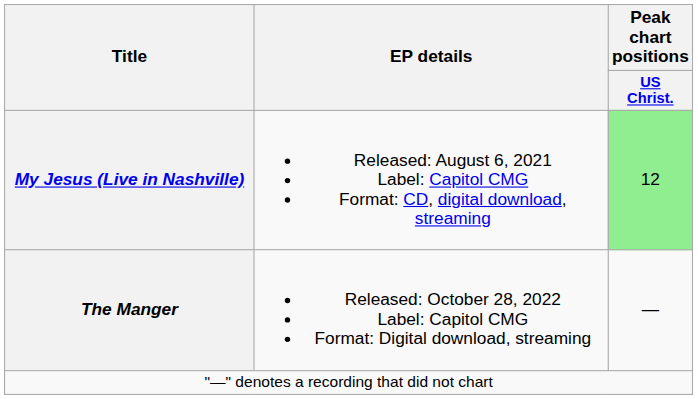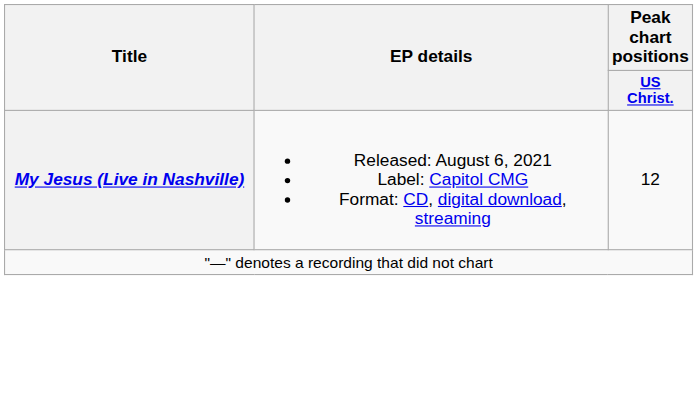(650, 180) lightgreen background -> (650, 180) no background
- row: (129, 310)
